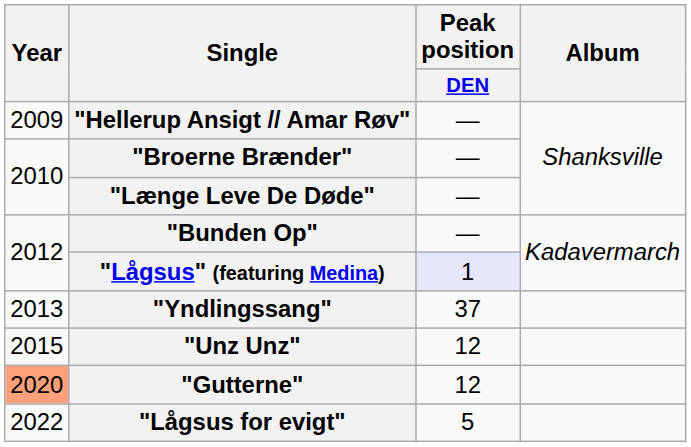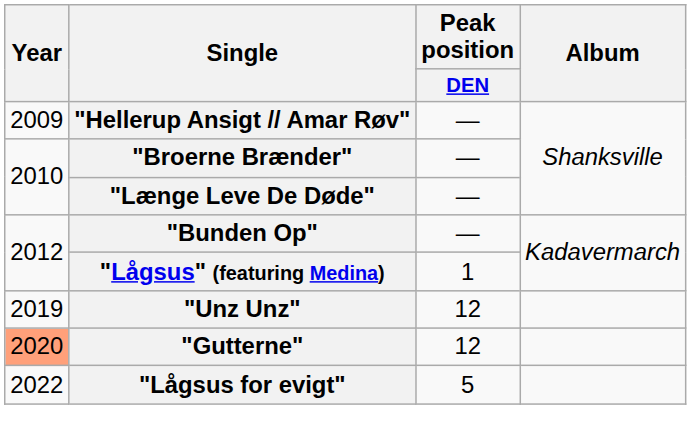(468, 271) lavender background -> (468, 271) no background
- row: (242, 309)
(37, 346) 2015 -> (37, 309) 2019
